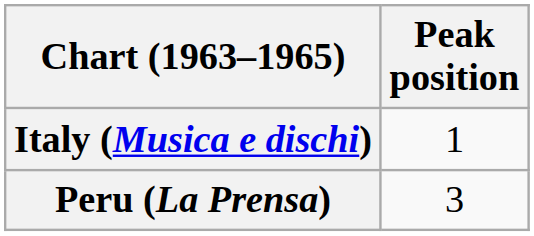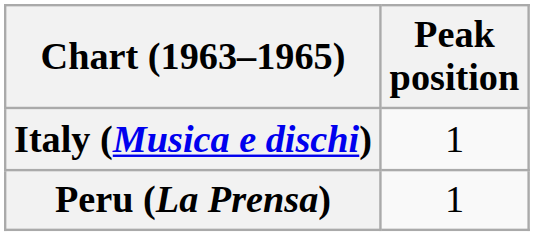(454, 199) 3 -> (454, 199) 1
